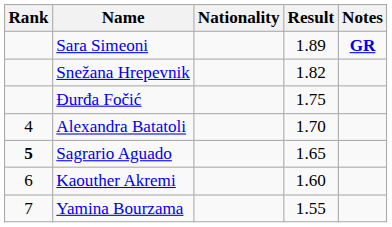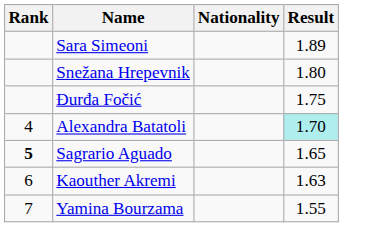- column: (362, 18)
(311, 72) 1.82 -> (311, 72) 1.80
(311, 126) no background -> (311, 126) paleturquoise background
(311, 180) 1.60 -> (311, 180) 1.63
